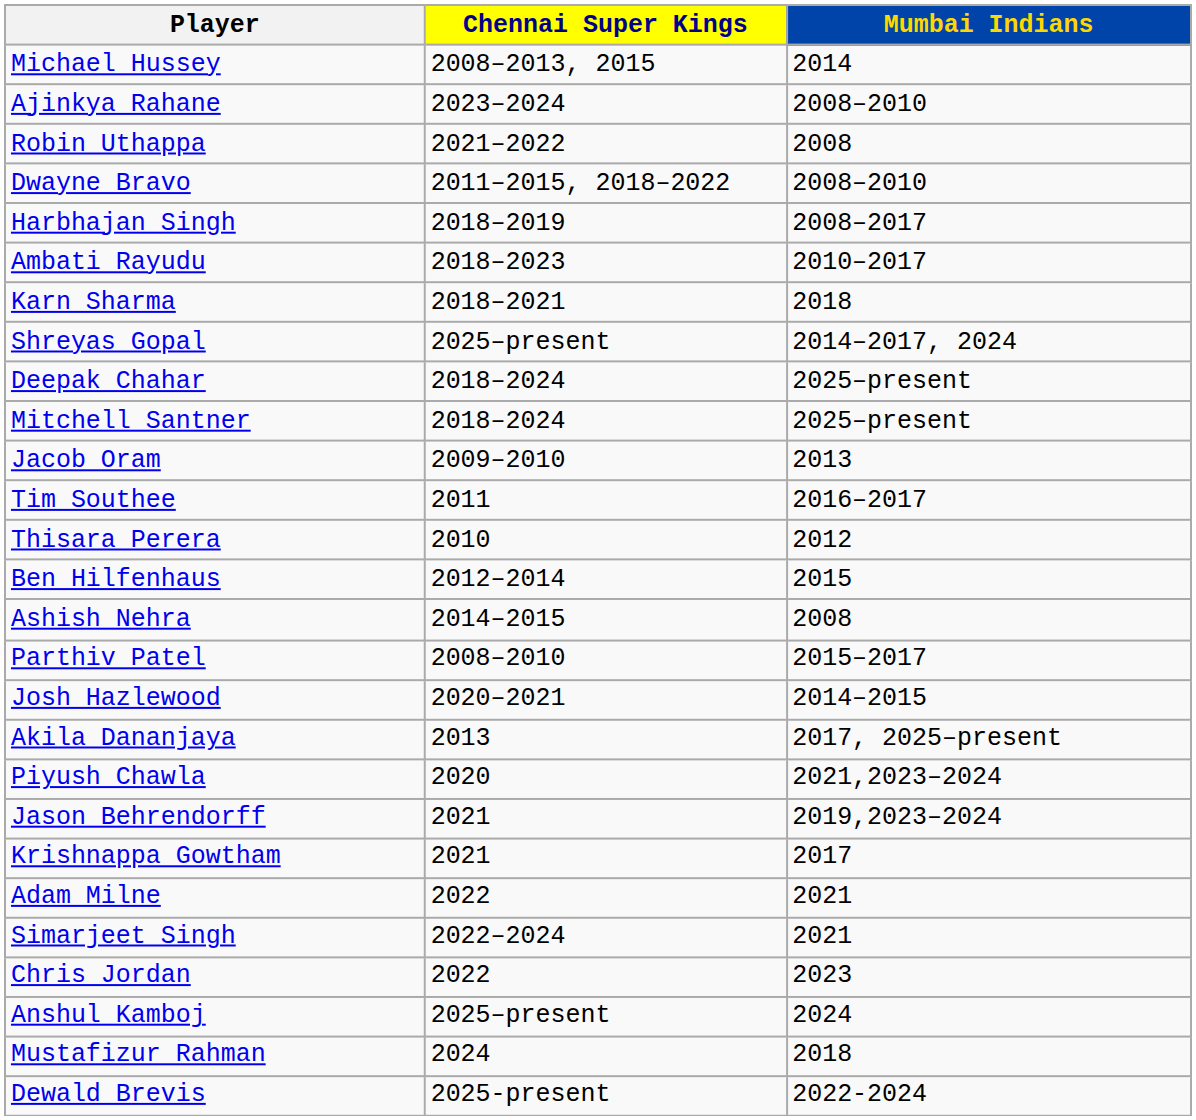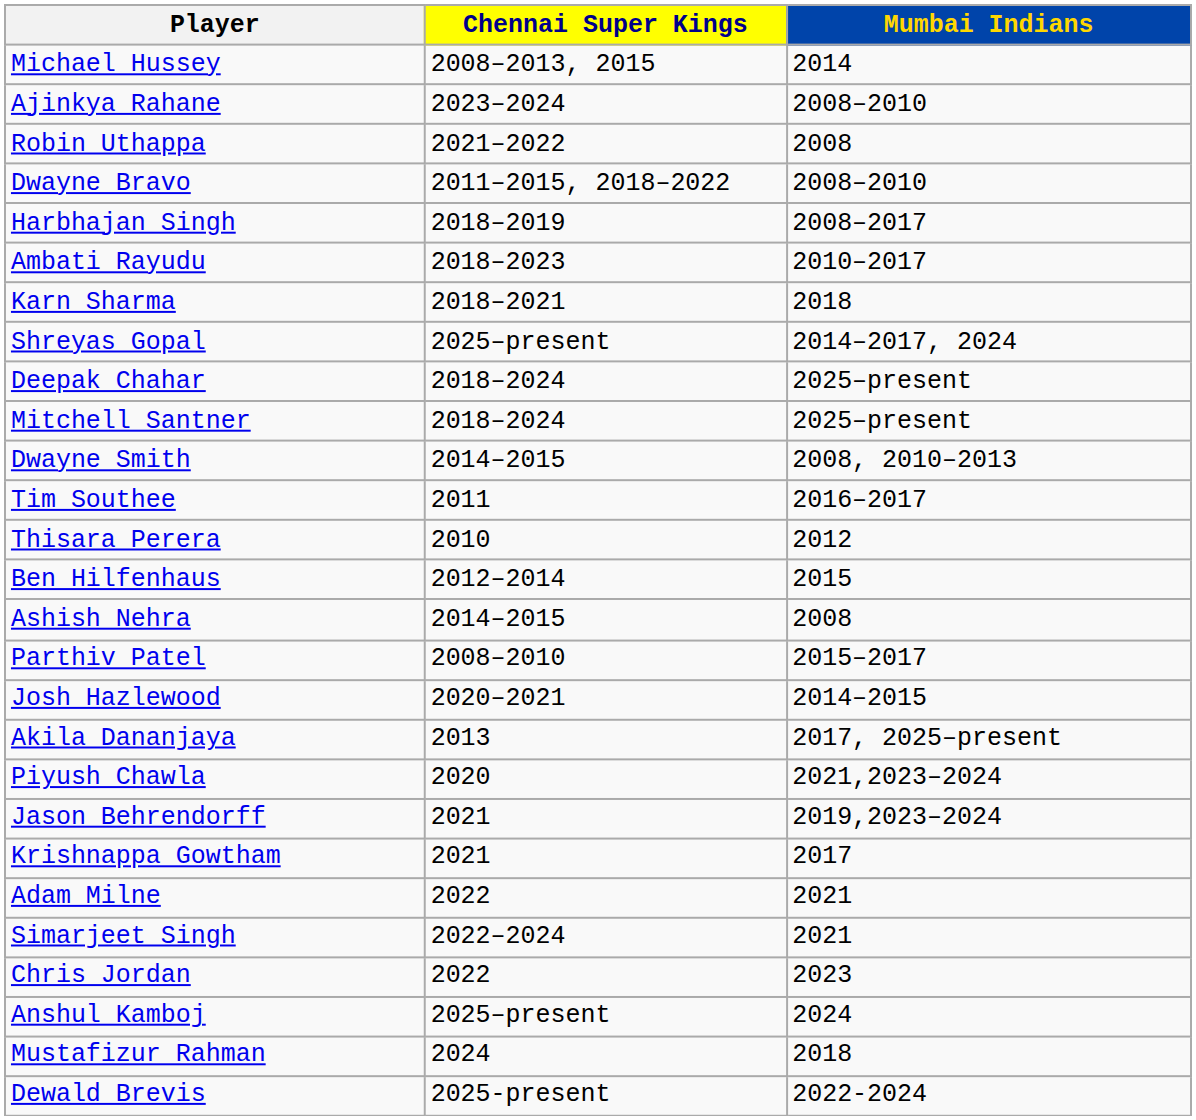- row: (86, 461)
+ row: (101, 461)
